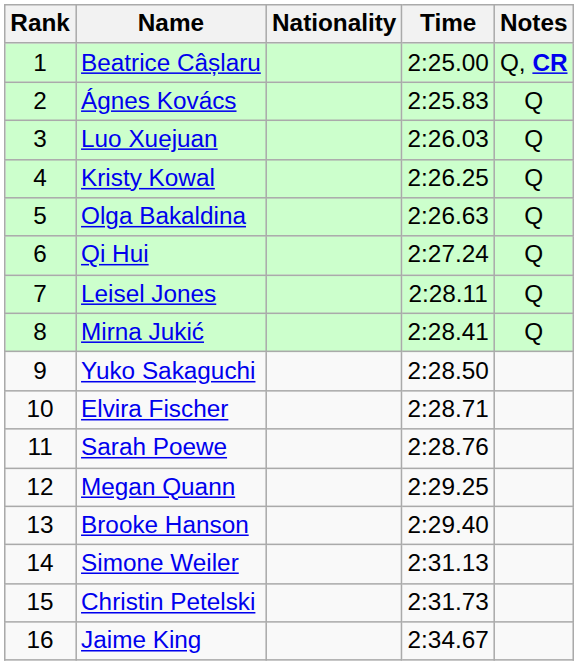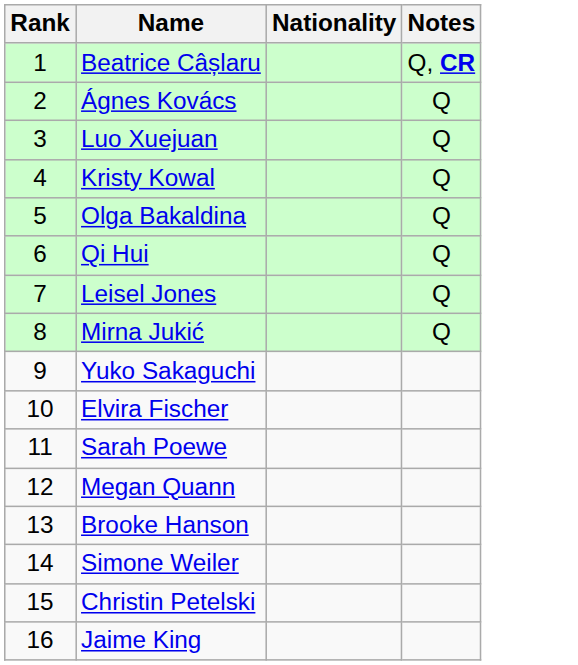- column: (448, 23)
